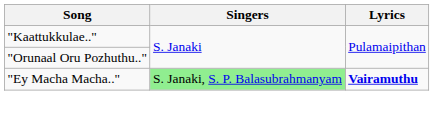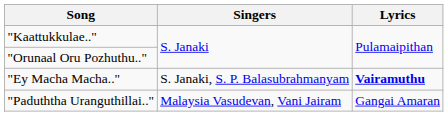(248, 79) lightgreen background -> (255, 79) no background
+ row: (81, 100)
